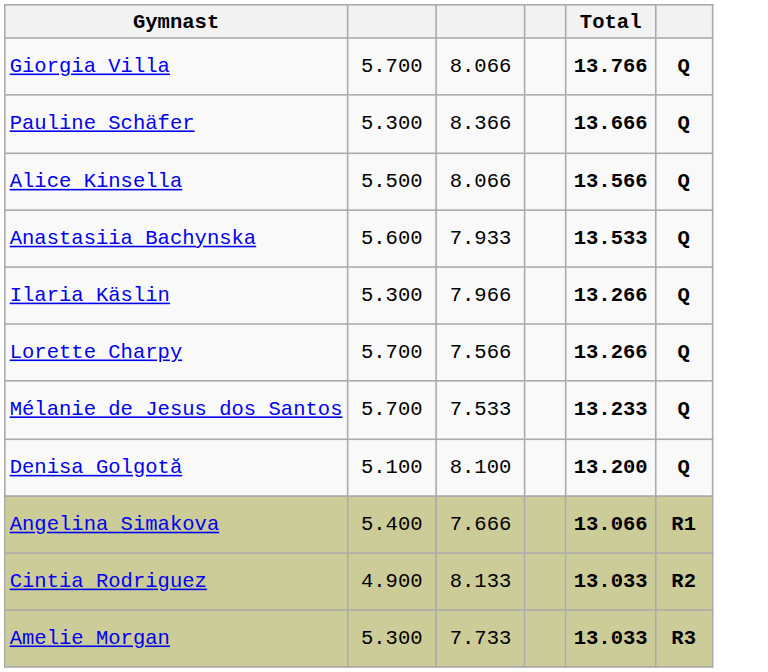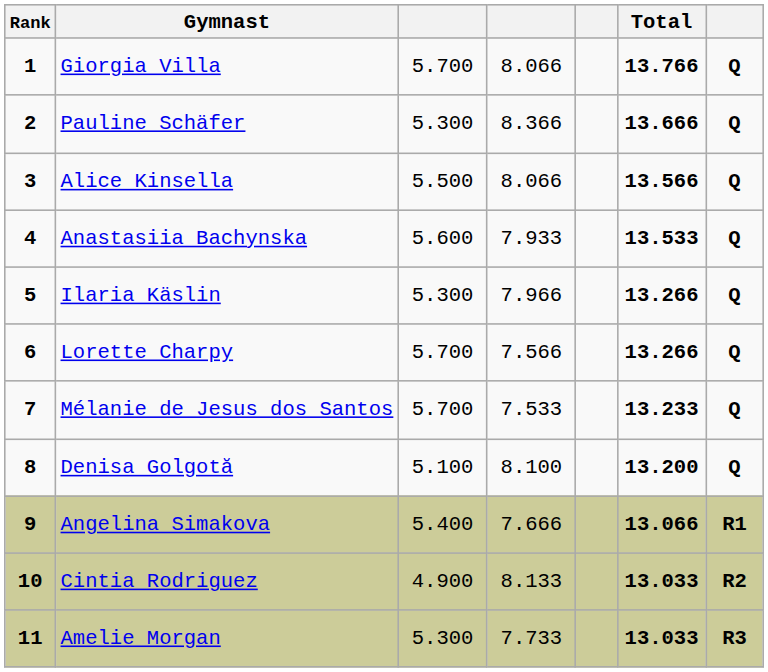+ column: (30, 22)
